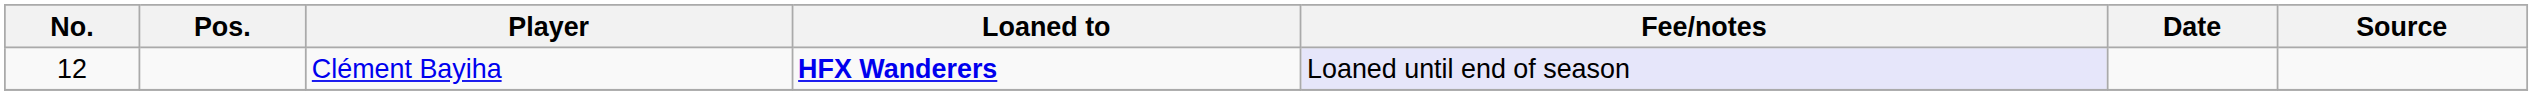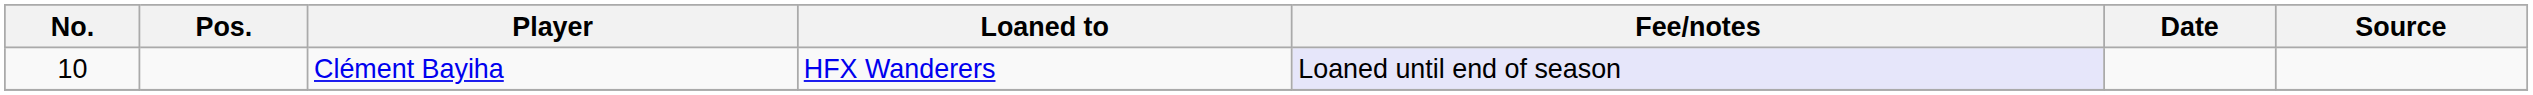(72, 69) 12 -> (72, 69) 10
(898, 69) bold -> (900, 69) normal
